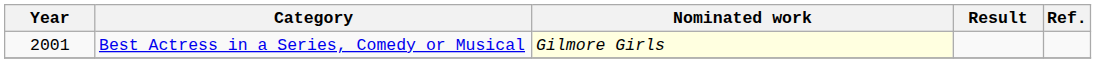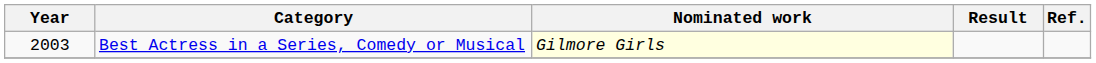(50, 45) 2001 -> (50, 45) 2003
